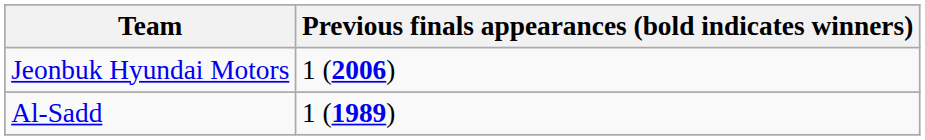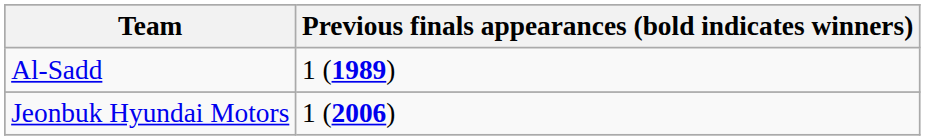rows swapped: (150, 69) <-> (57, 112)
